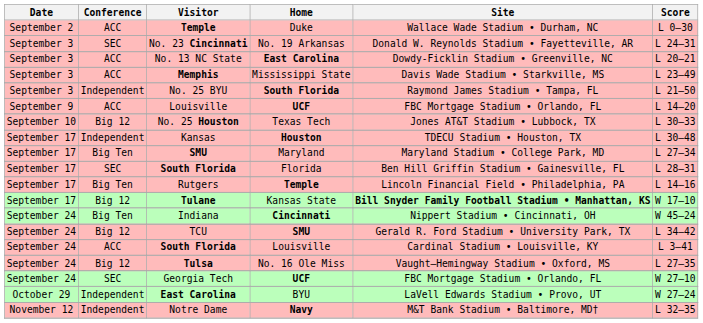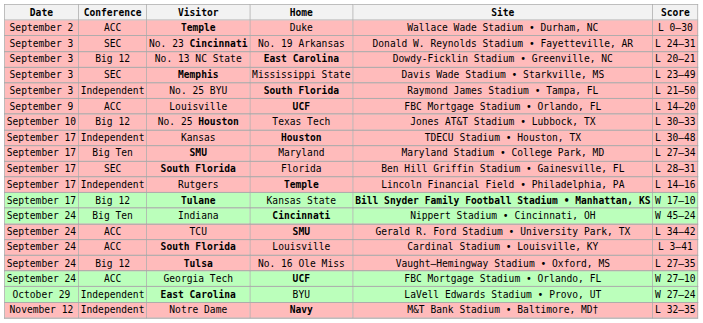(113, 59) ACC -> (113, 59) Big 12
(113, 75) ACC -> (113, 75) SEC
(113, 185) Big Ten -> (113, 185) Independent
(113, 232) Big 12 -> (113, 232) ACC
(113, 279) SEC -> (113, 279) ACC
